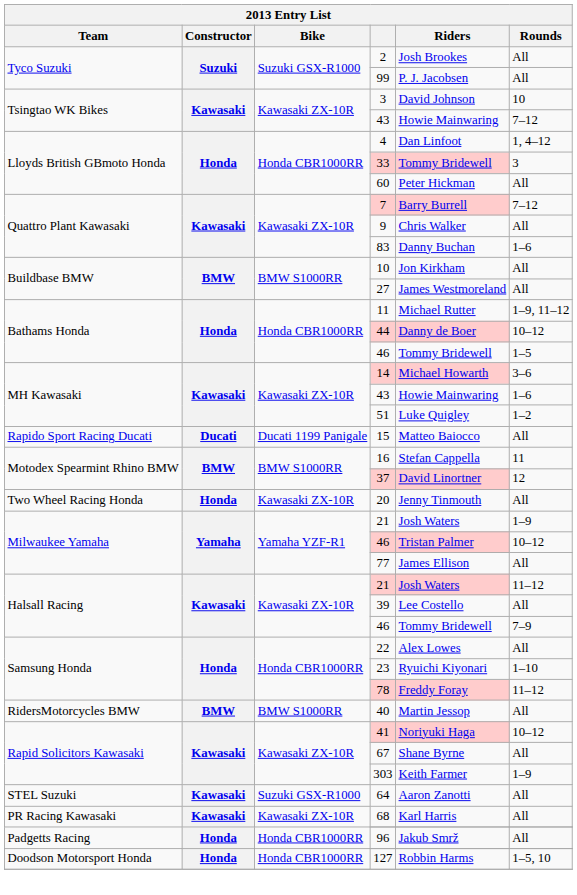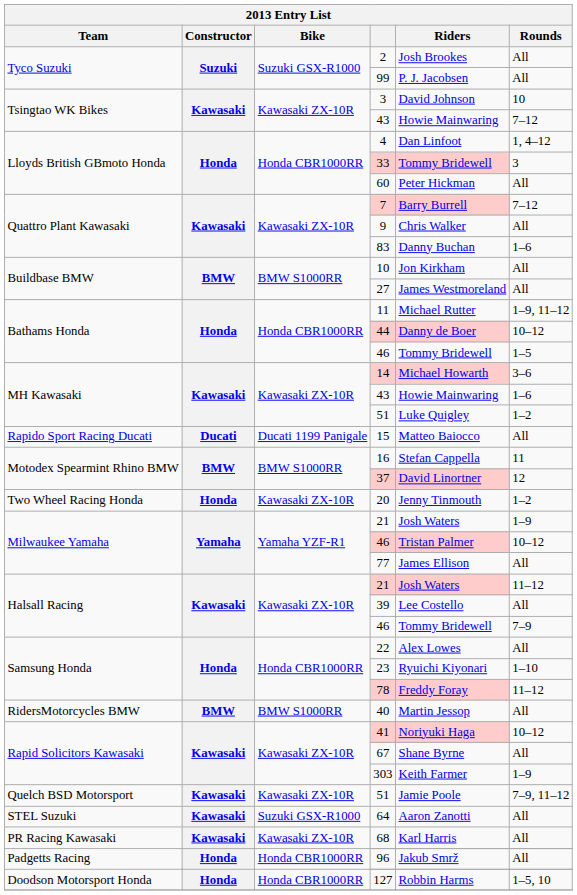(520, 499) All -> (522, 499) 1–2
+ row: (70, 795)
